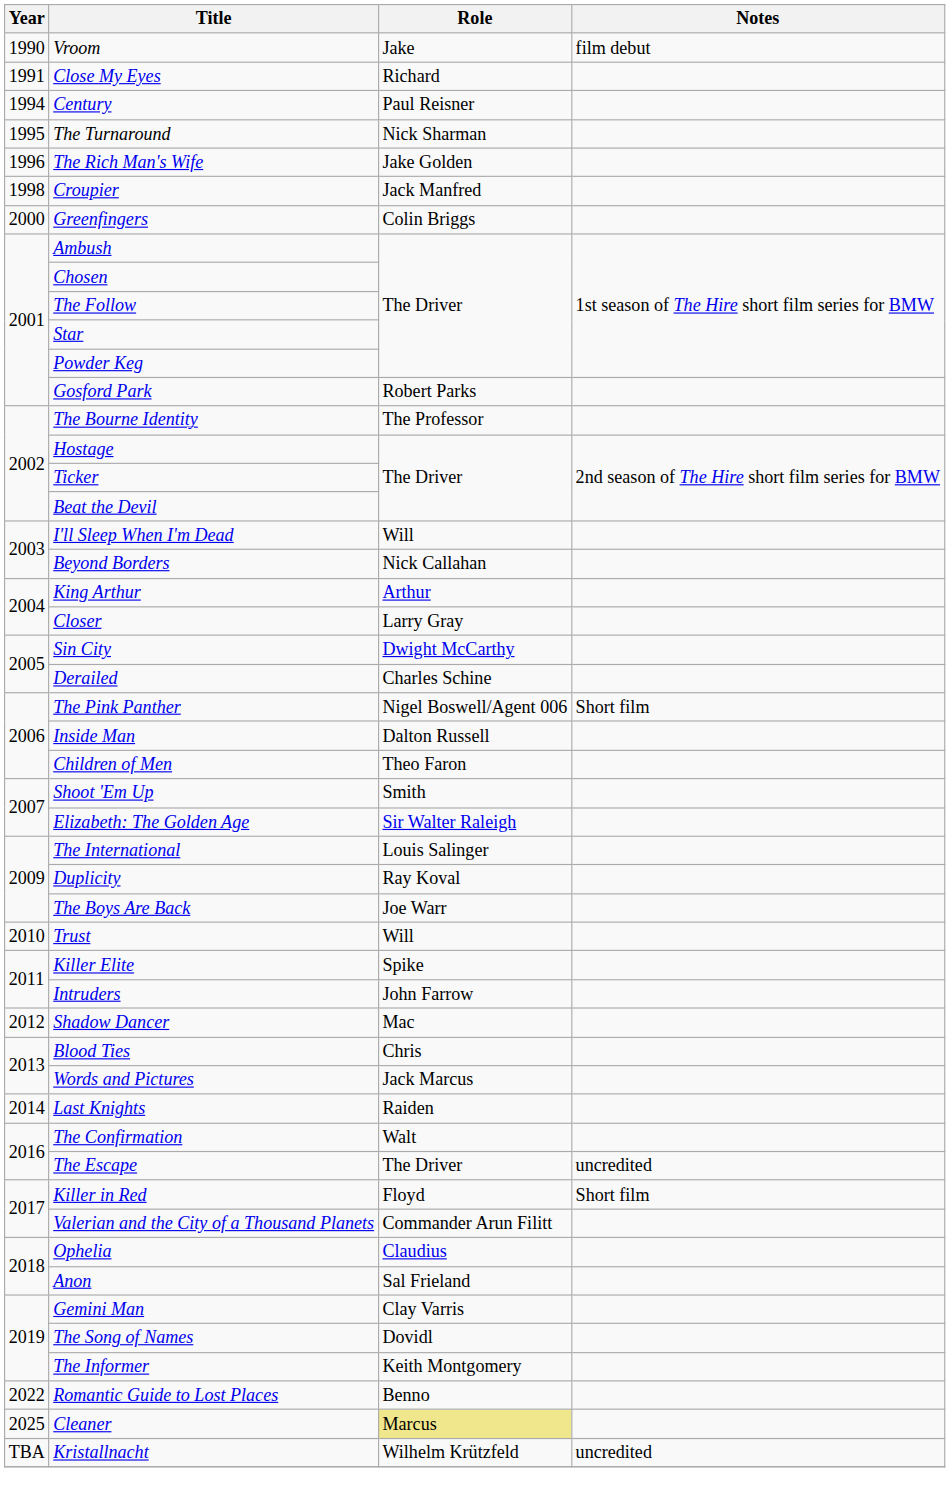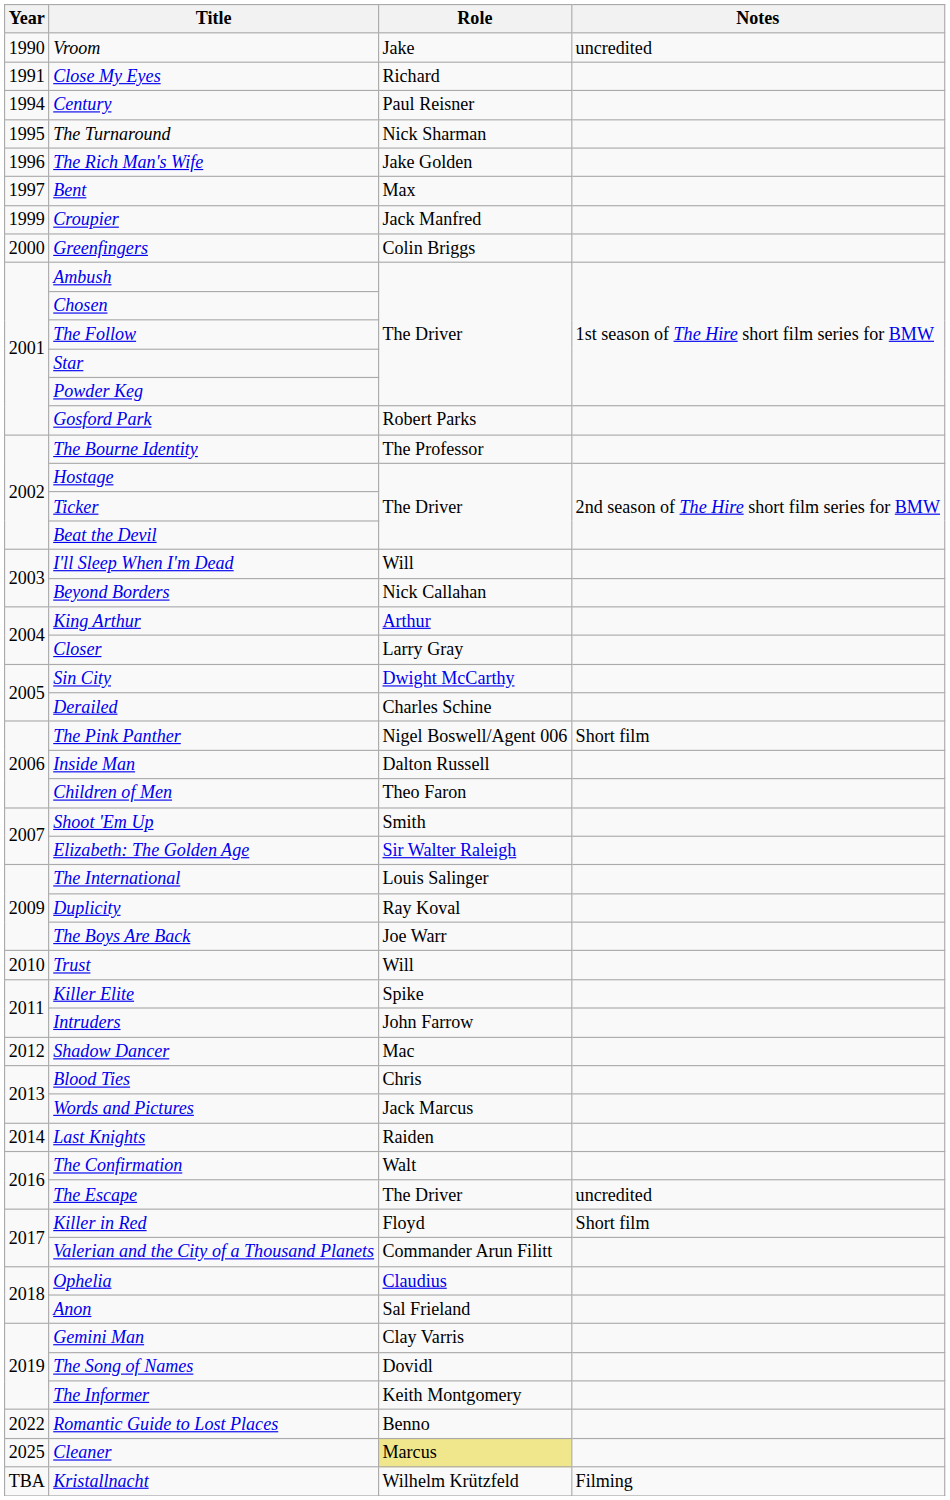(613, 47) film debut -> (614, 47) uncredited
+ row: (70, 190)
(27, 190) 1998 -> (27, 219) 1999
(614, 1452) uncredited -> (604, 1481) Filming
